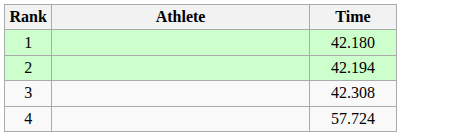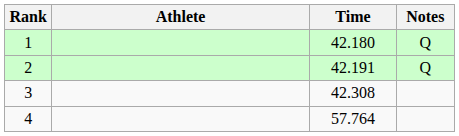+ column: (425, 17)
(353, 67) 42.194 -> (353, 67) 42.191
(353, 118) 57.724 -> (353, 118) 57.764
